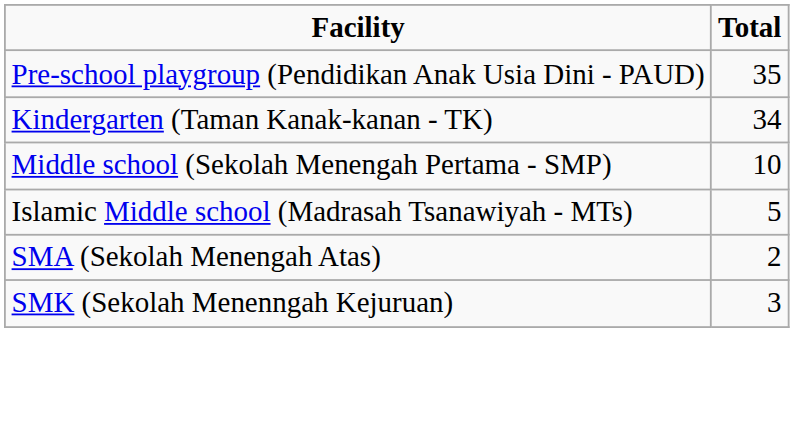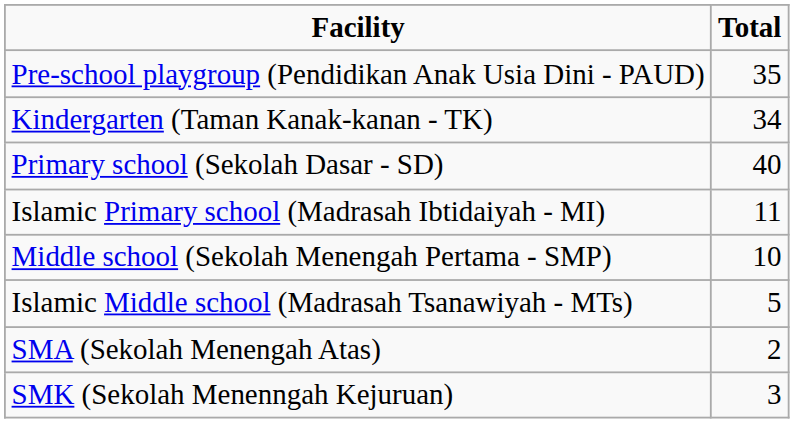+ row: (228, 165)
+ row: (308, 211)
